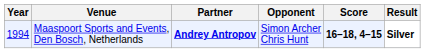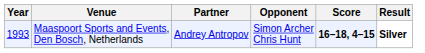(18, 34) 1994 -> (18, 34) 1993
(215, 34) bold -> (211, 34) normal
